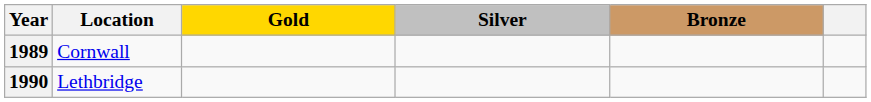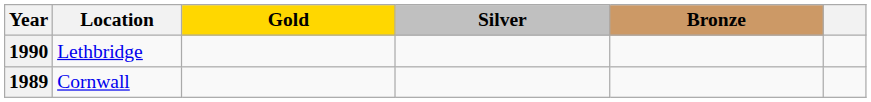rows swapped: (29, 50) <-> (29, 81)
